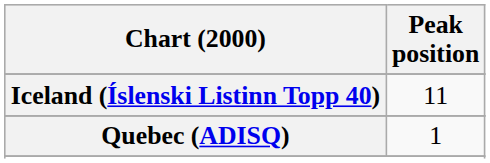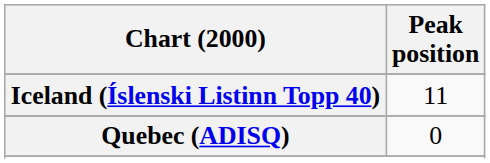(436, 135) 1 -> (436, 135) 0
